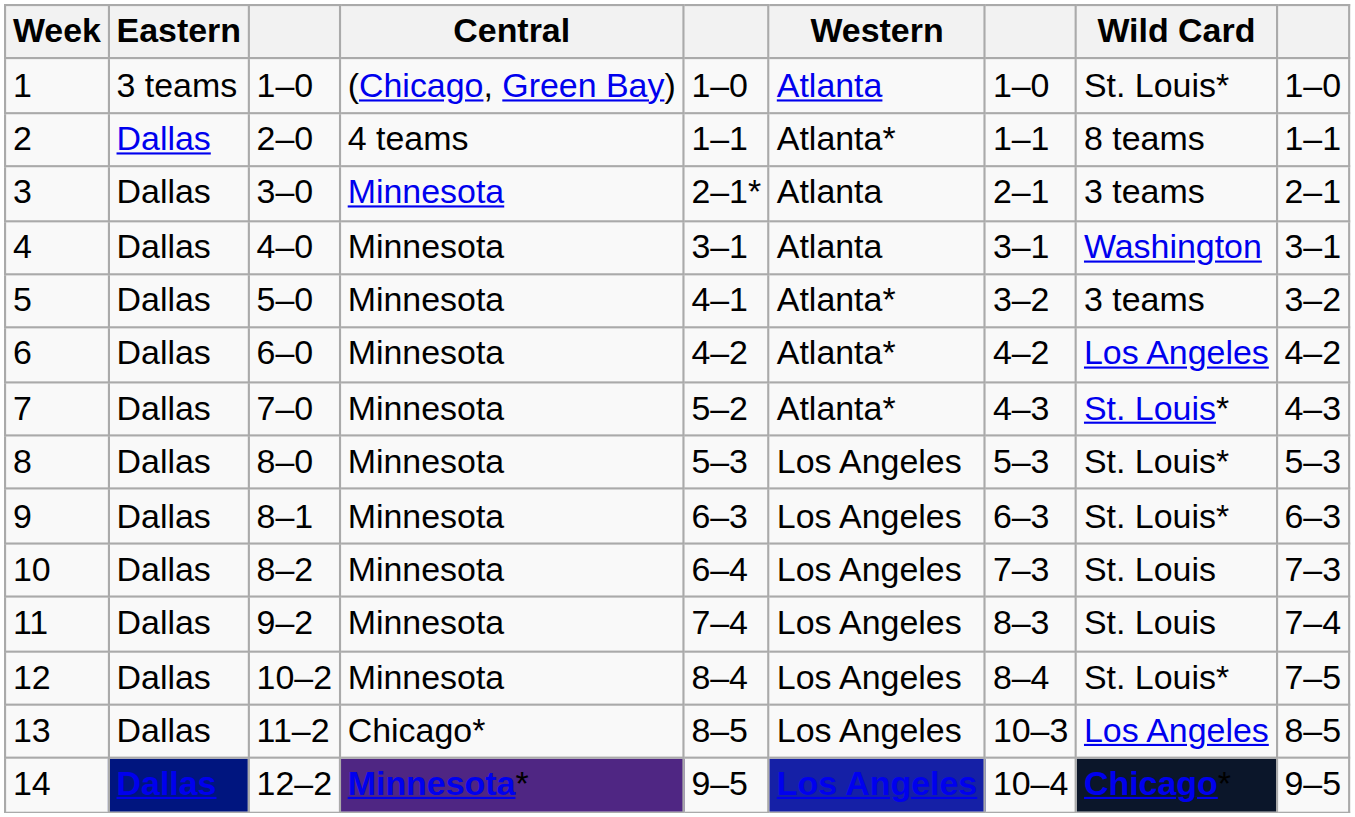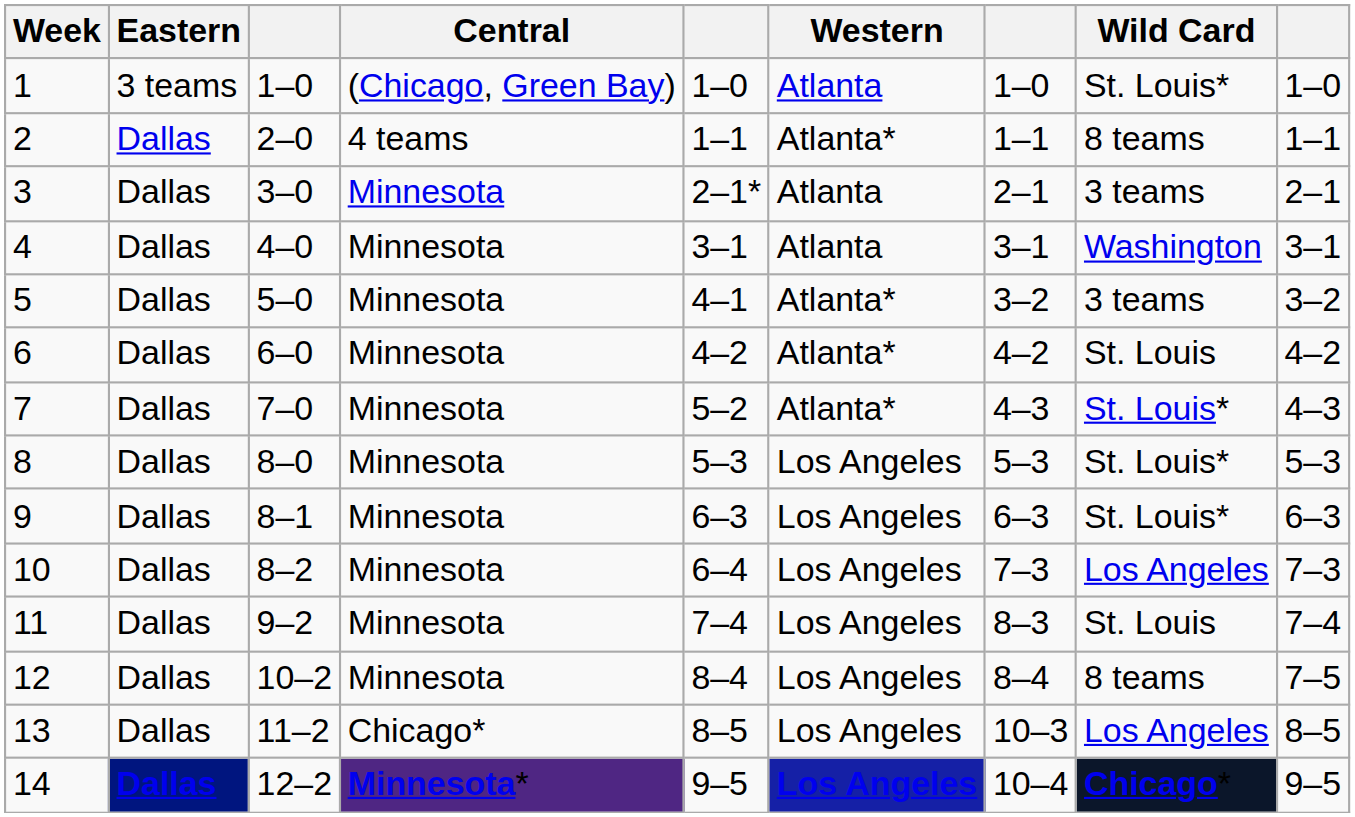(1176, 354) Los Angeles -> (1150, 354) St. Louis
(1150, 569) St. Louis -> (1176, 569) Los Angeles
(1157, 676) St. Louis* -> (1144, 676) 8 teams
